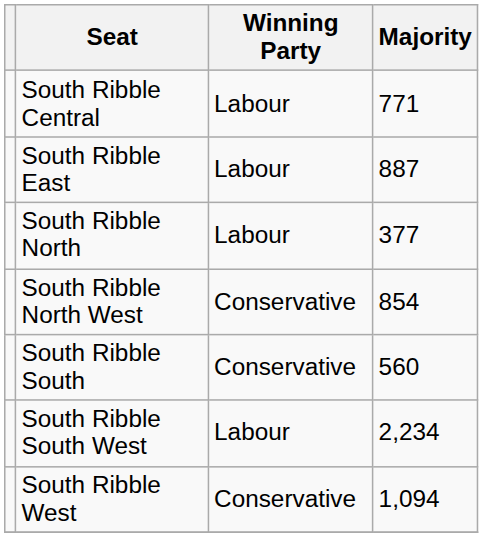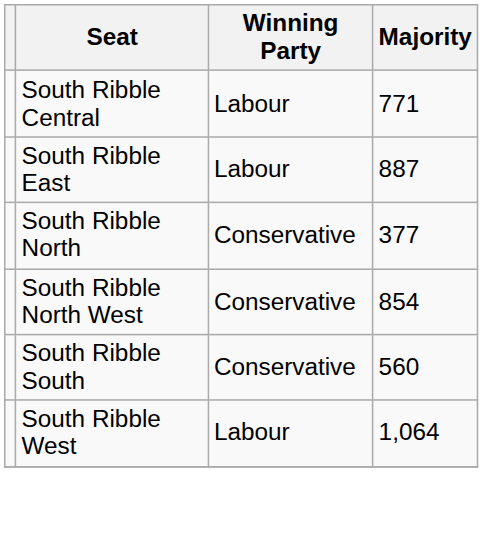(252, 235) Labour -> (285, 235) Conservative
- row: (91, 433)
(285, 498) Conservative -> (252, 433) Labour
(409, 498) 1,094 -> (409, 433) 1,064
